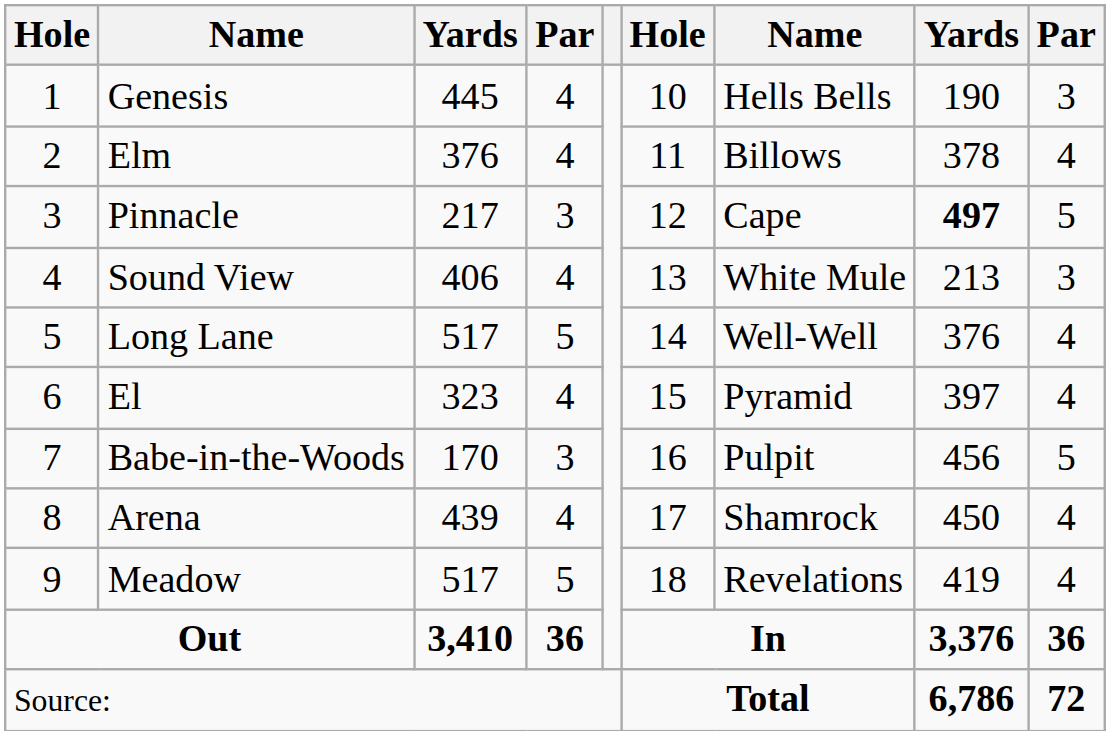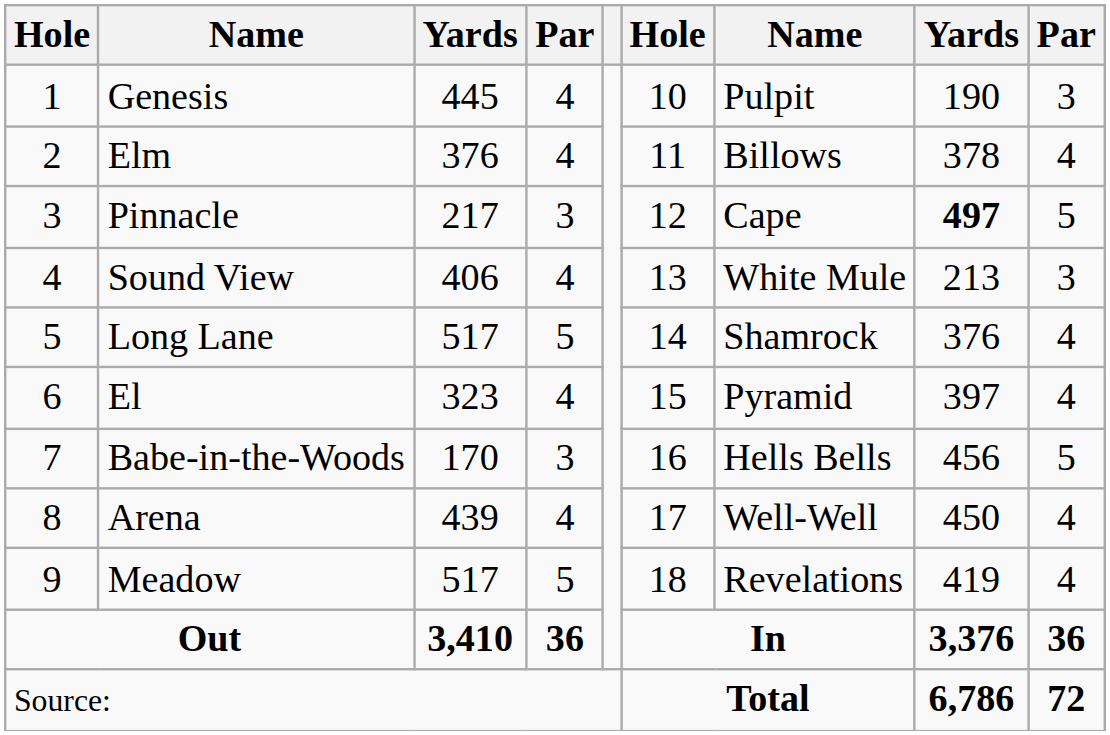(807, 95) Hells Bells -> (769, 95) Pulpit
(801, 336) Well-Well -> (801, 336) Shamrock
(769, 457) Pulpit -> (807, 457) Hells Bells
(801, 517) Shamrock -> (801, 517) Well-Well
